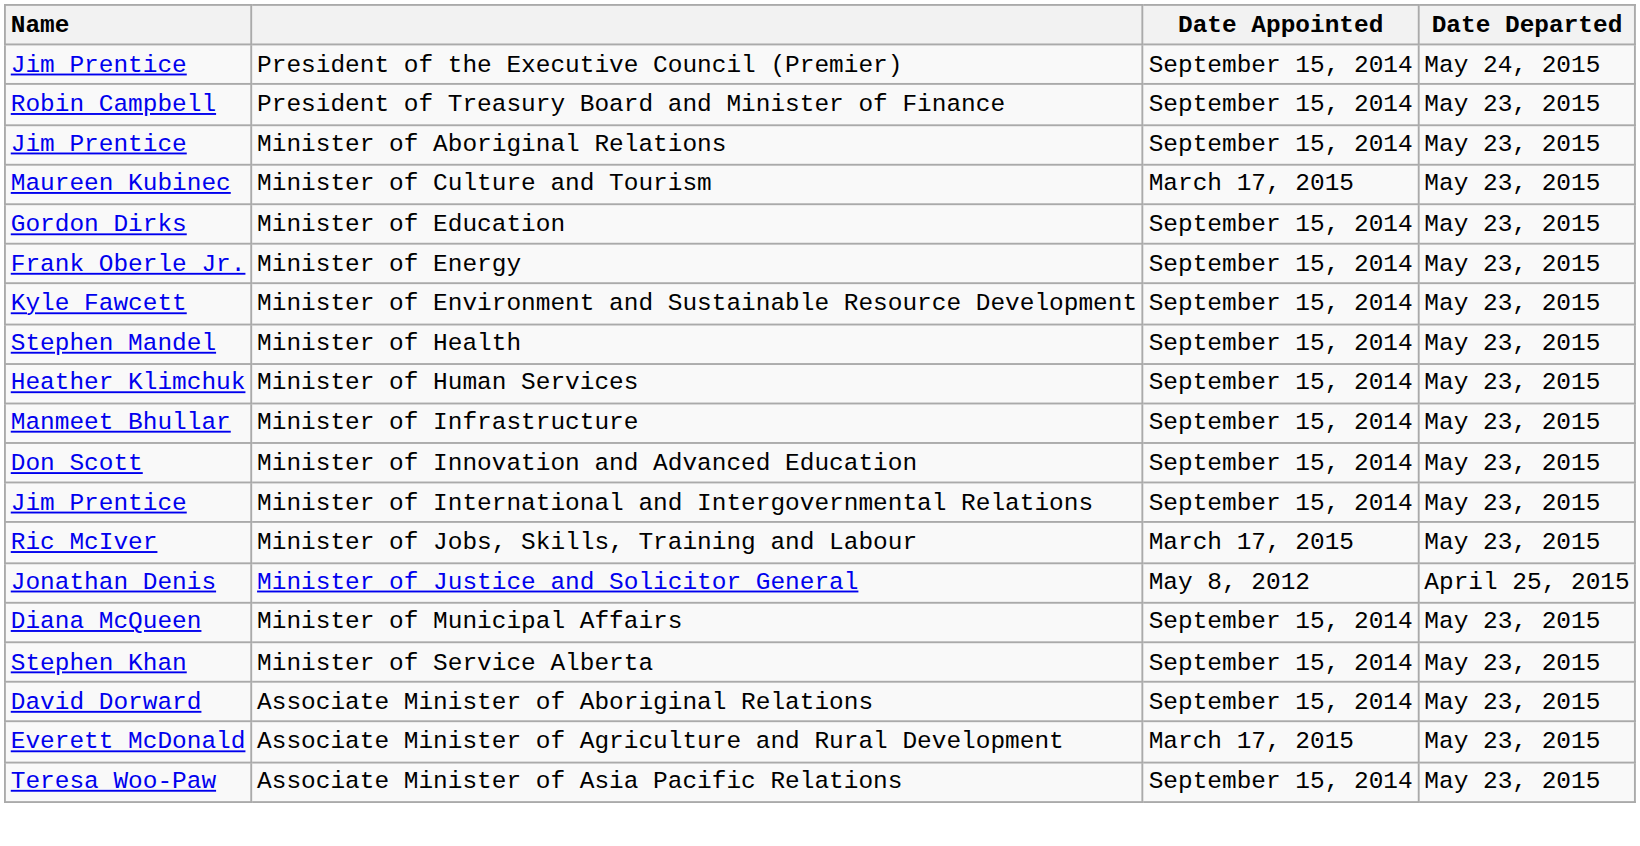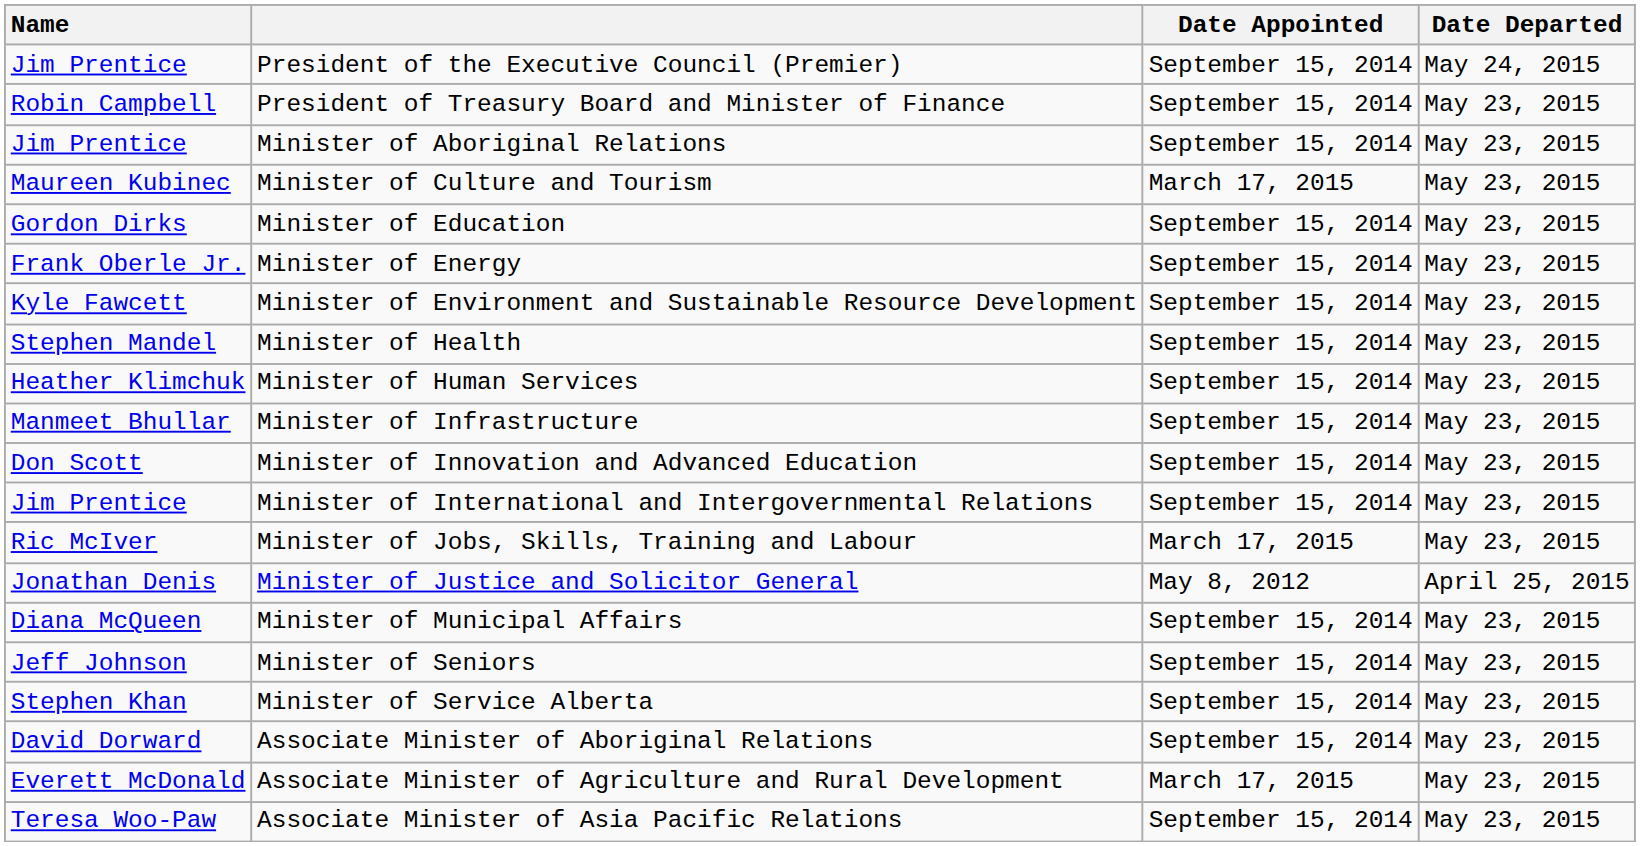+ row: (396, 662)
